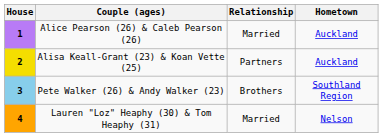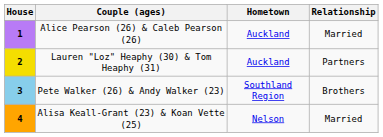columns swapped: (261, 12) <-> (337, 12)
(131, 62) Alisa Keall-Grant (23) & Koan Vette (25) -> (131, 62) Lauren "Loz" Heaphy (30) & Tom Heaphy (31)
(131, 118) Lauren "Loz" Heaphy (30) & Tom Heaphy (31) -> (131, 118) Alisa Keall-Grant (23) & Koan Vette (25)
